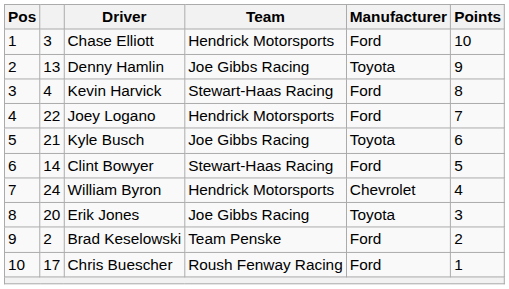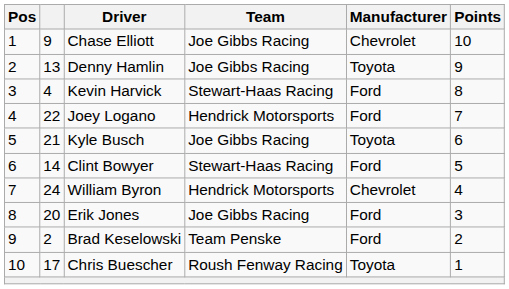(48, 41) 3 -> (48, 41) 9
(261, 41) Hendrick Motorsports -> (249, 41) Joe Gibbs Racing
(366, 41) Ford -> (383, 41) Chevrolet
(372, 214) Toyota -> (366, 214) Ford
(366, 263) Ford -> (372, 263) Toyota
